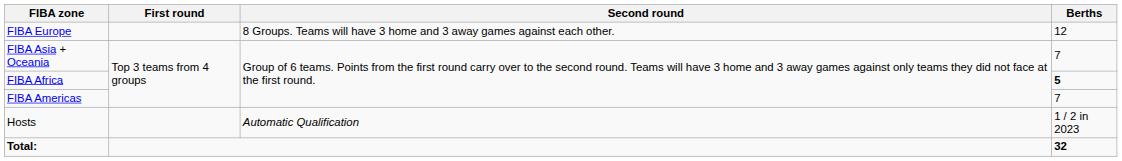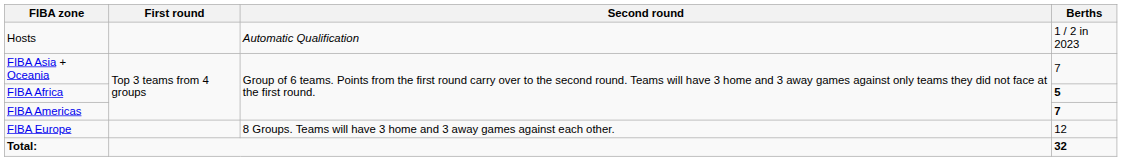rows swapped: (21, 122) <-> (39, 31)
(1057, 98) normal -> (1057, 111) bold
